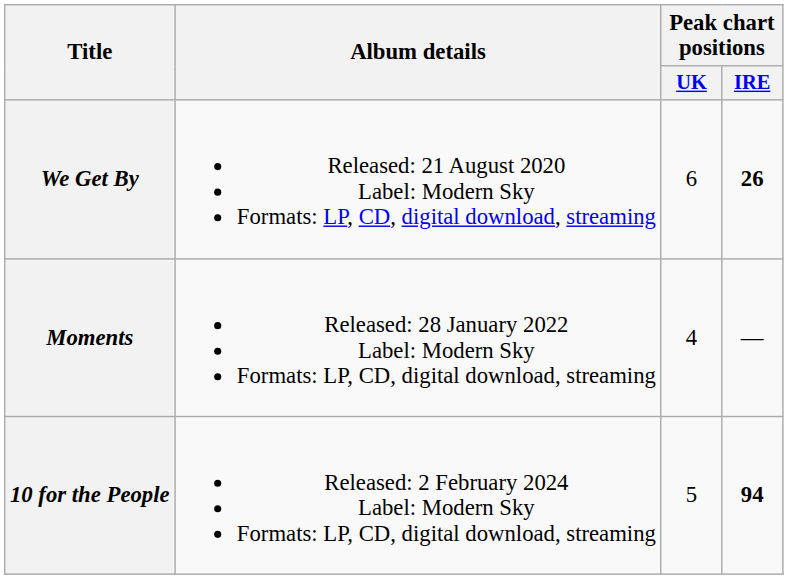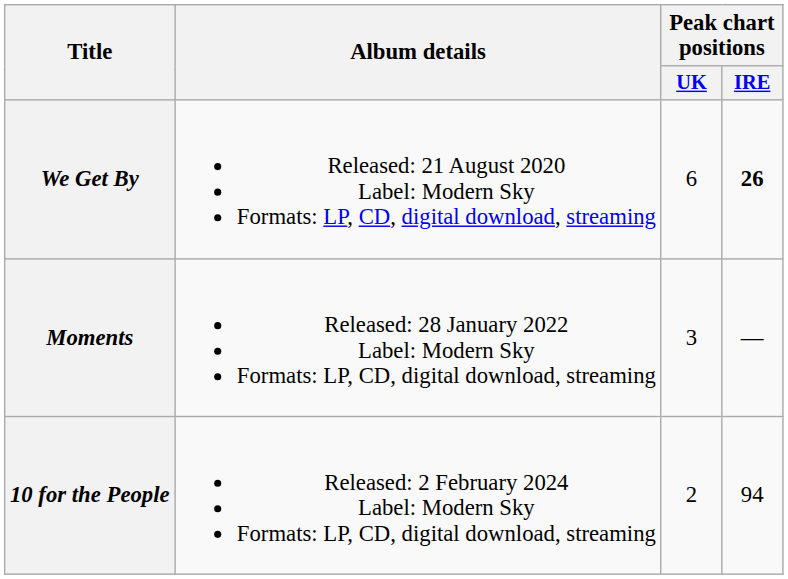(692, 337) 4 -> (692, 337) 3
(692, 495) 5 -> (692, 495) 2
(752, 495) bold -> (752, 495) normal
